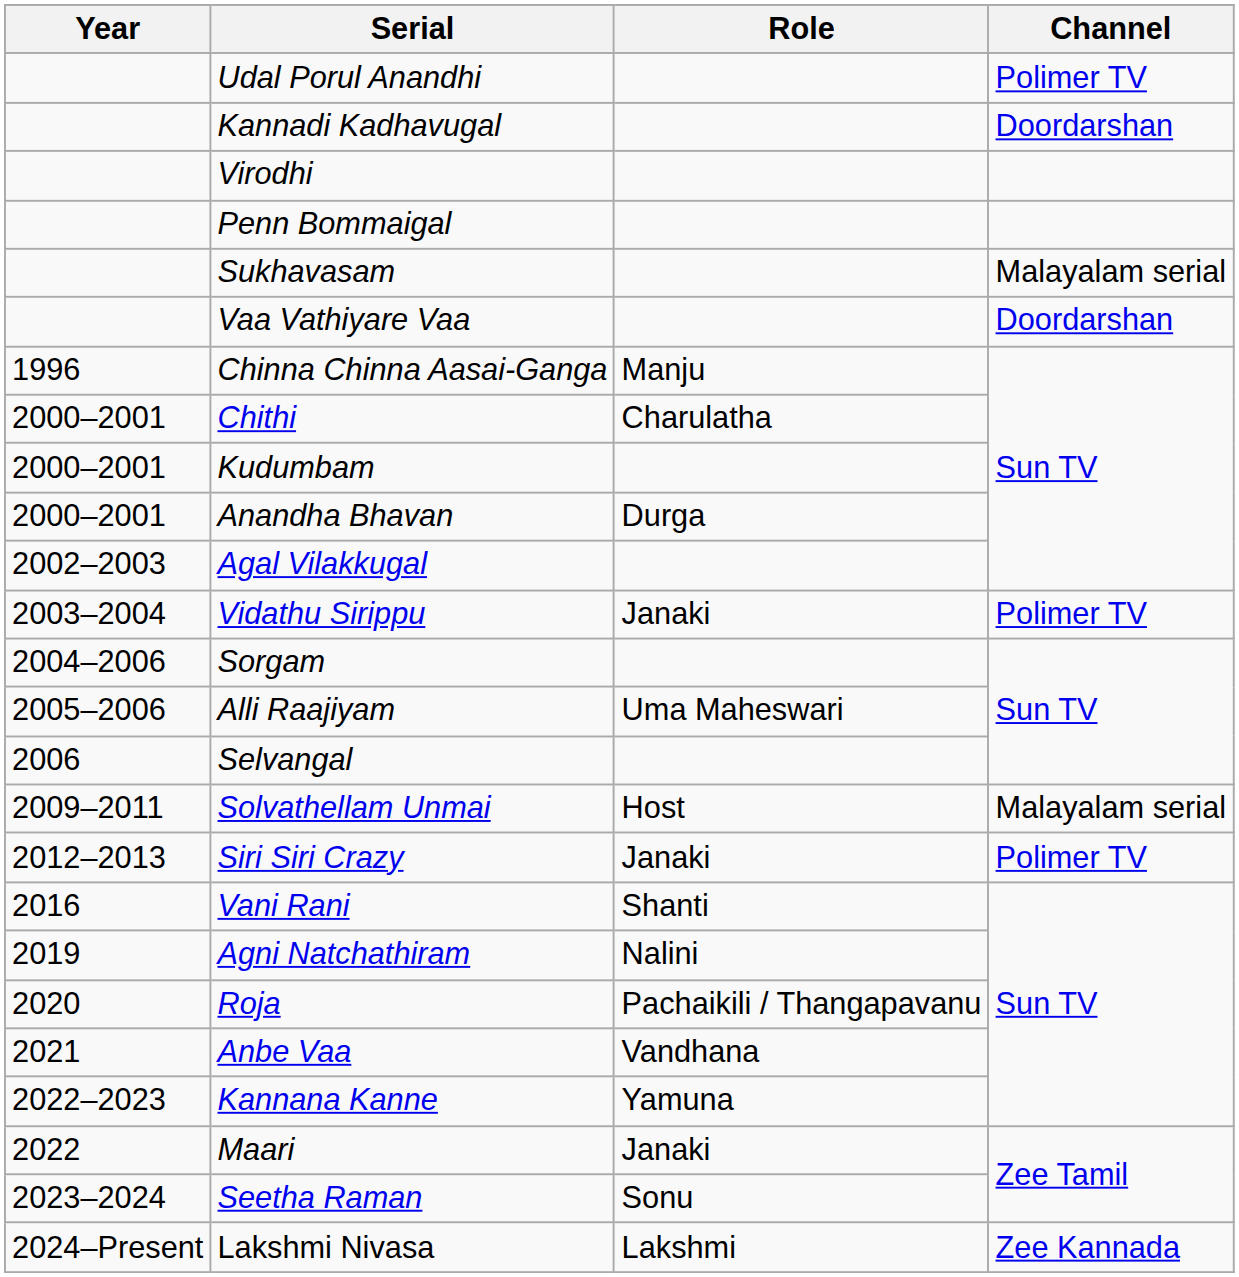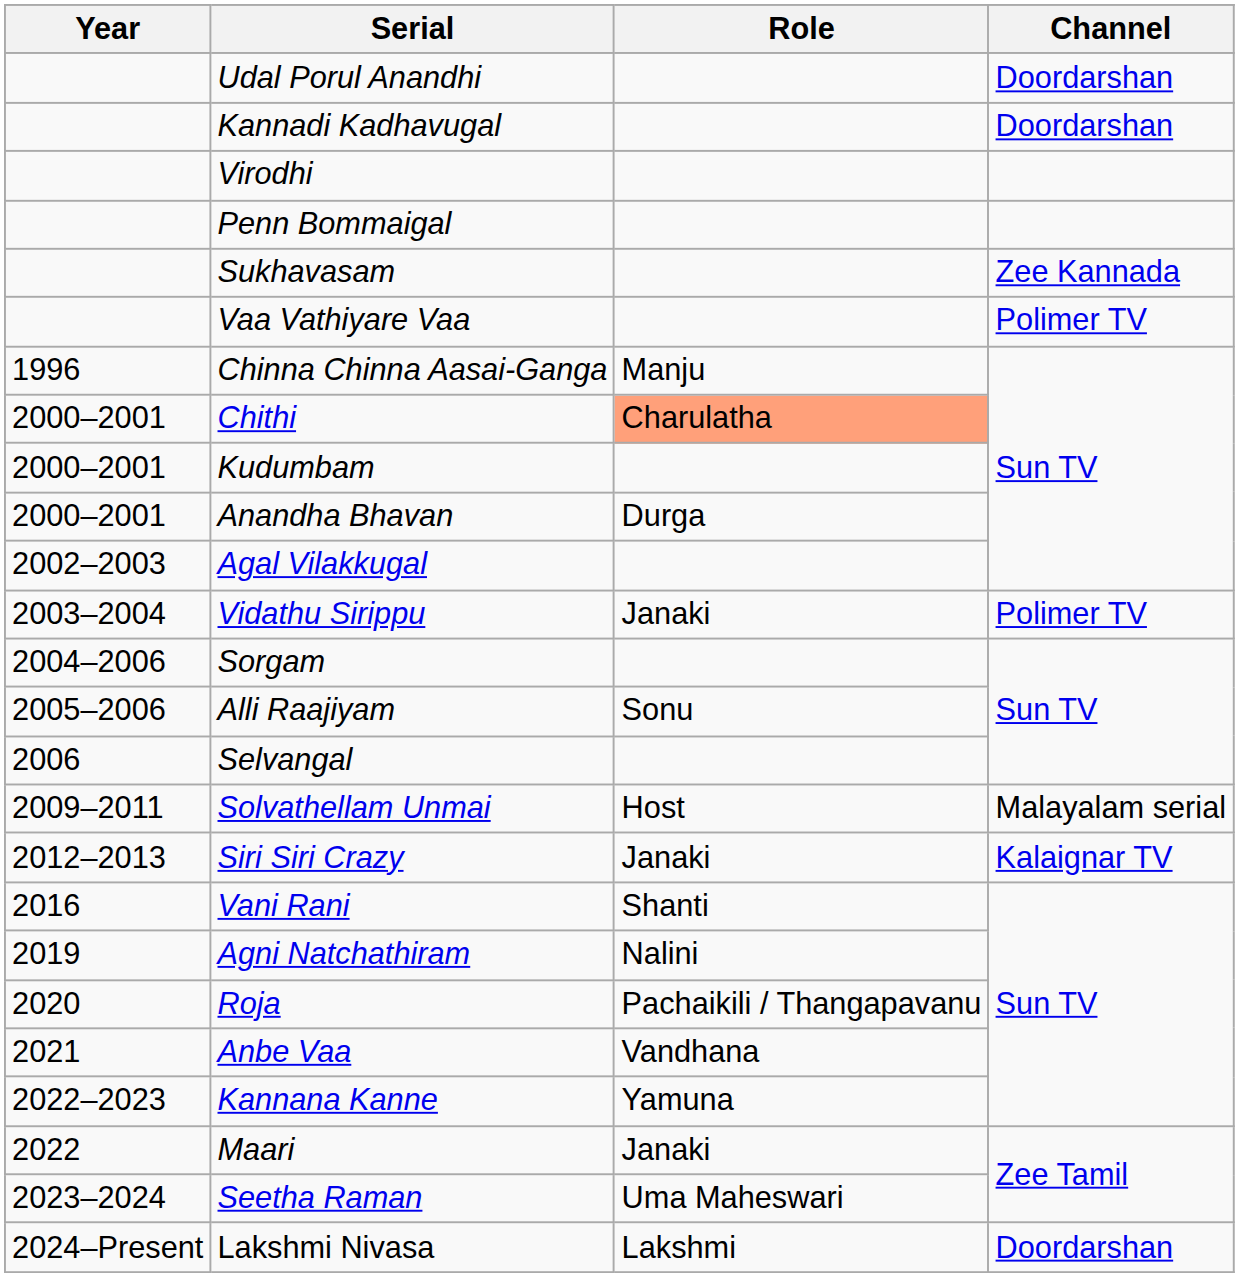(1071, 77) Polimer TV -> (1084, 77) Doordarshan
(1111, 272) Malayalam serial -> (1088, 272) Zee Kannada
(1084, 321) Doordarshan -> (1071, 321) Polimer TV
(697, 418) no background -> (697, 418) lightsalmon background
(733, 710) Uma Maheswari -> (657, 710) Sonu
(1071, 857) Polimer TV -> (1084, 857) Kalaignar TV
(657, 1198) Sonu -> (733, 1198) Uma Maheswari
(1088, 1246) Zee Kannada -> (1084, 1246) Doordarshan
